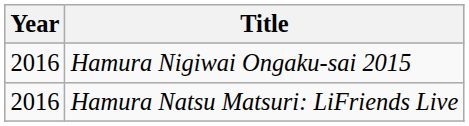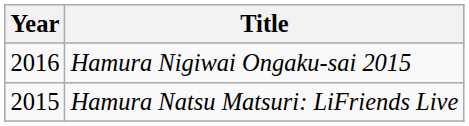(35, 101) 2016 -> (35, 101) 2015
